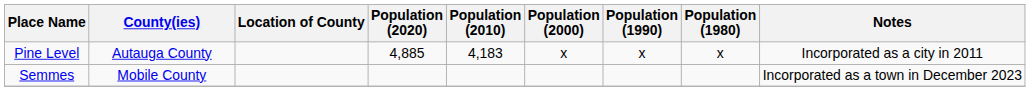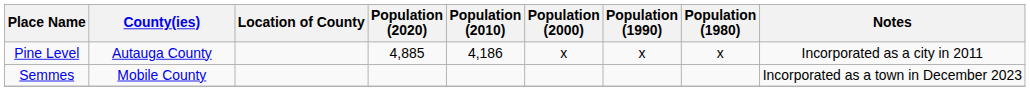(485, 53) 4,183 -> (485, 53) 4,186
